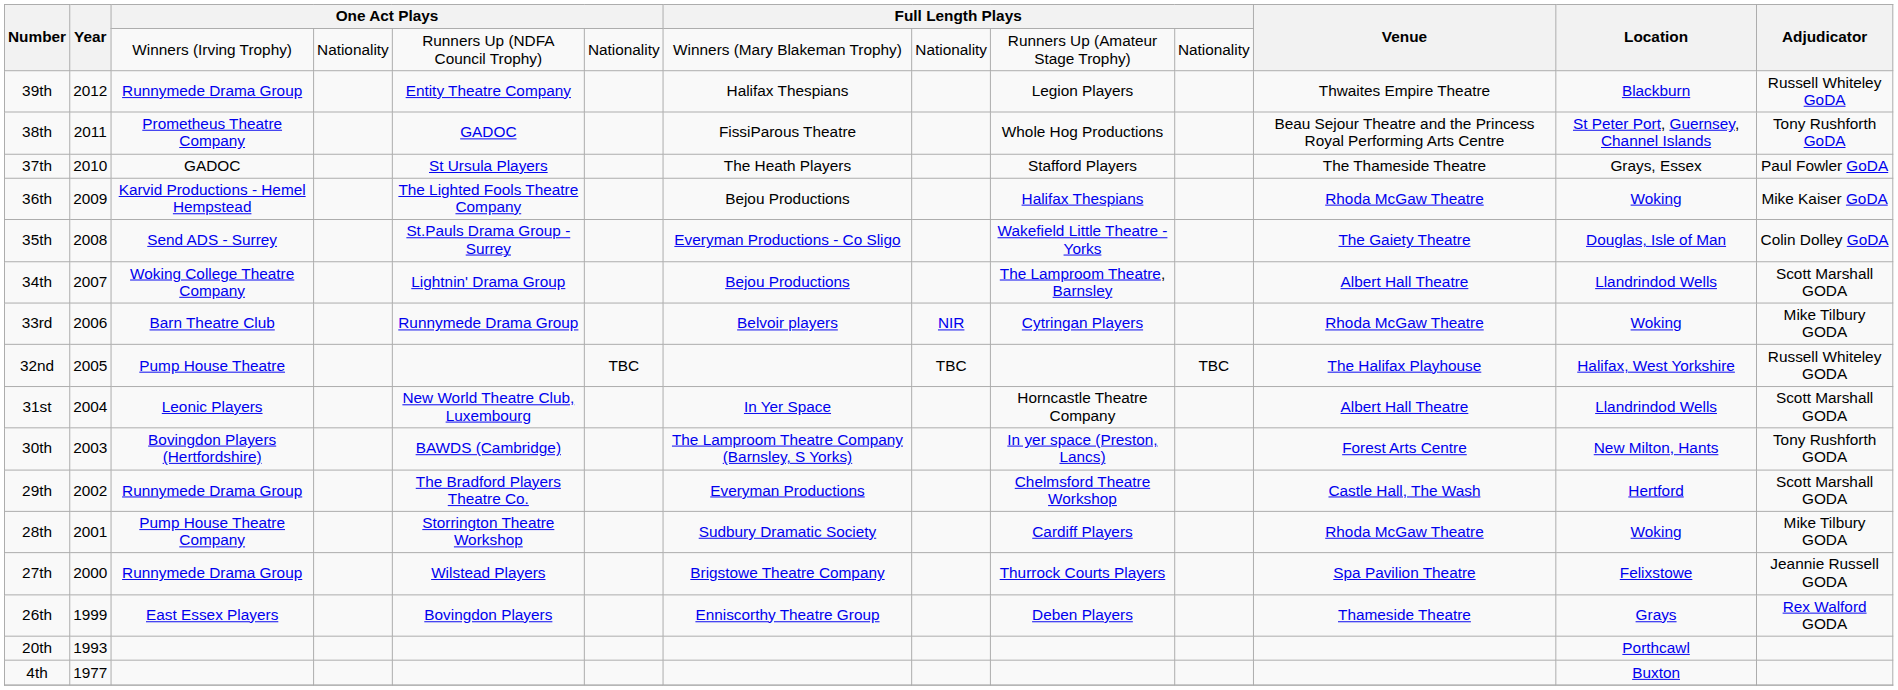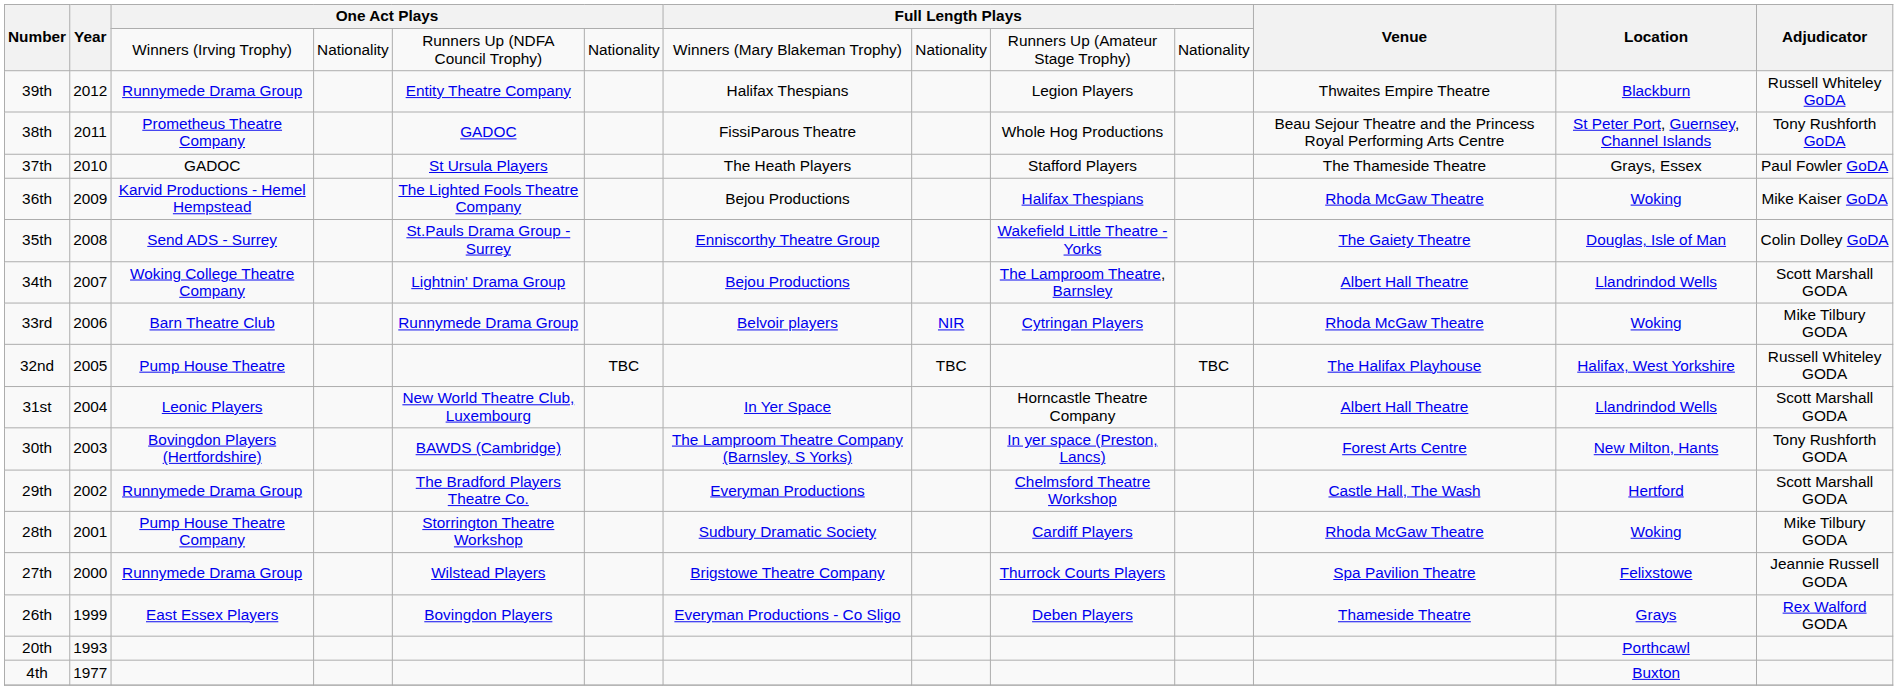(787, 240) Everyman Productions - Co Sligo -> (787, 240) Enniscorthy Theatre Group
(787, 615) Enniscorthy Theatre Group -> (787, 615) Everyman Productions - Co Sligo
